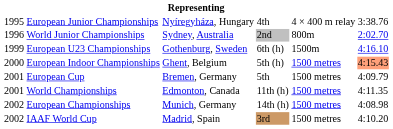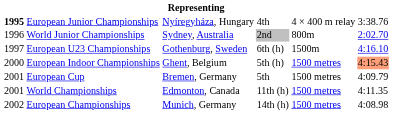(14, 21) normal -> (14, 21) bold
(14, 49) 1999 -> (14, 49) 1997
- row: (62, 118)
